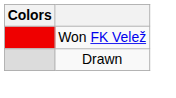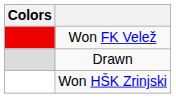+ row: (113, 81)
